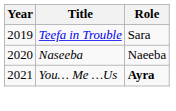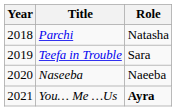+ row: (56, 34)
